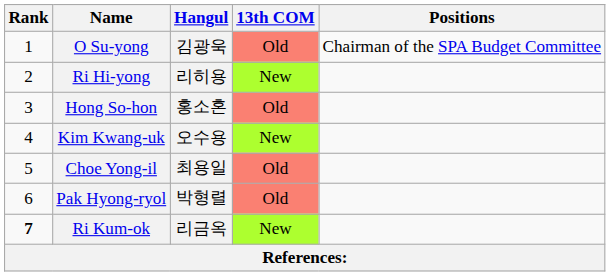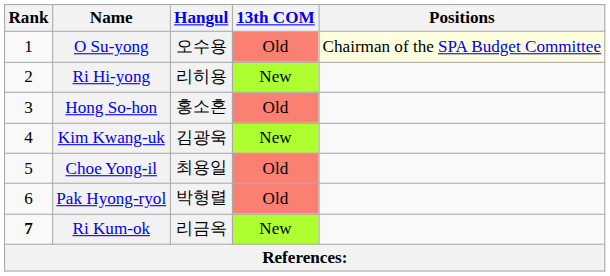(201, 46) 김광욱 -> (201, 46) 오수용
(462, 46) no background -> (462, 46) lightyellow background
(201, 137) 오수용 -> (201, 137) 김광욱
